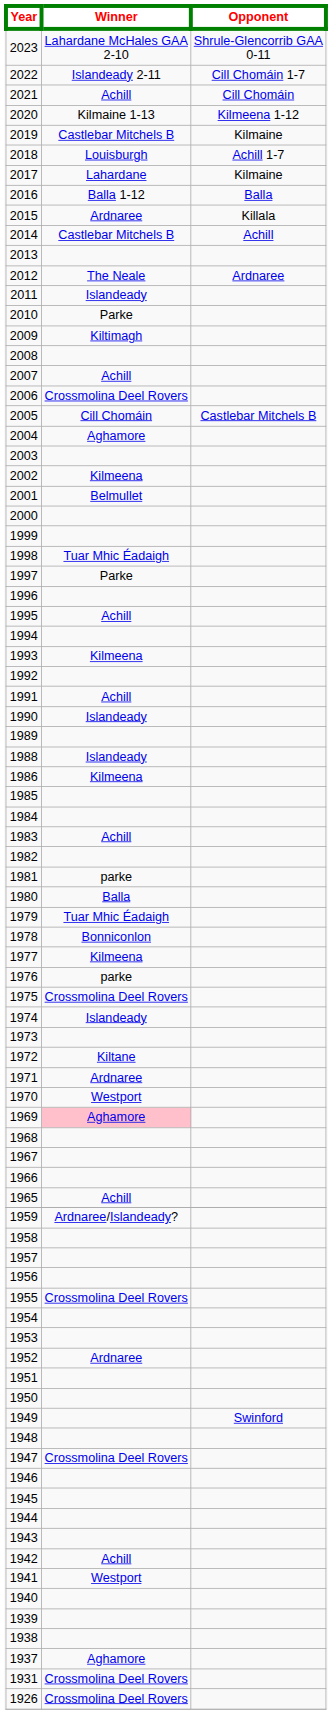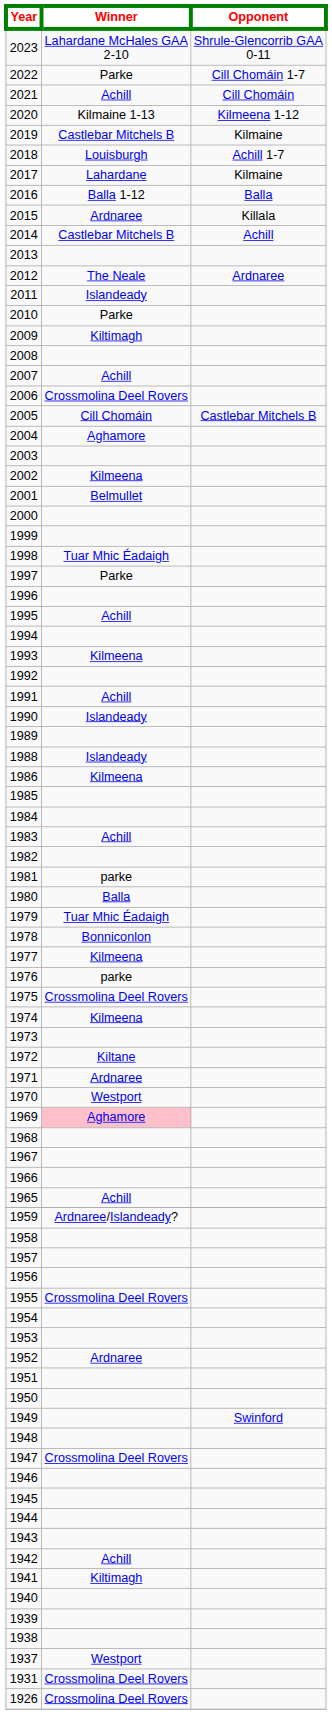(116, 75) Islandeady 2-11 -> (116, 75) Parke
(116, 1017) Islandeady -> (116, 1017) Kilmeena
(116, 1578) Westport -> (116, 1578) Kiltimagh
(116, 1658) Aghamore -> (116, 1658) Westport
